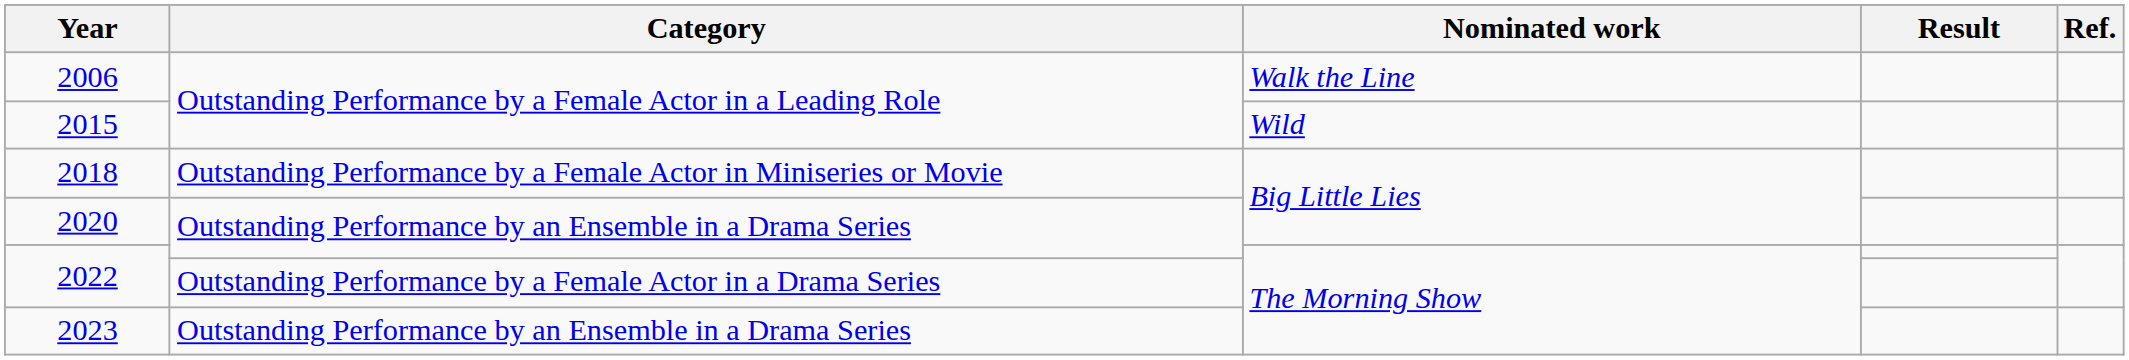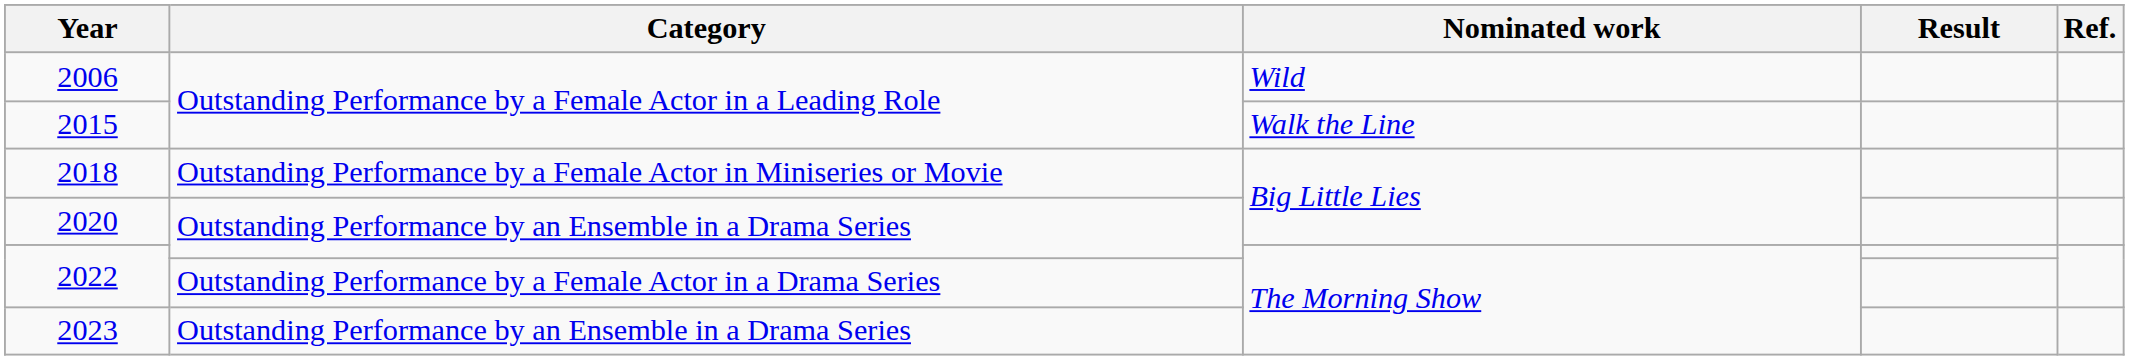(1332, 76) Walk the Line -> (1277, 76) Wild
(1277, 124) Wild -> (1332, 124) Walk the Line
